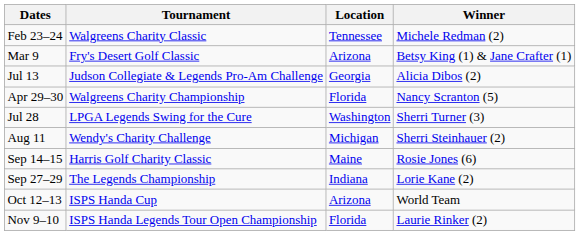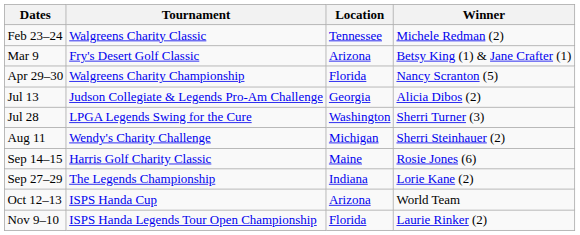rows swapped: (35, 96) <-> (23, 76)
